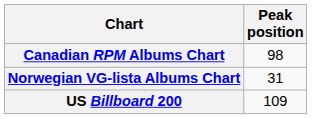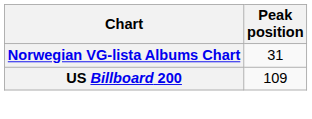- row: (124, 55)
